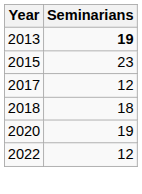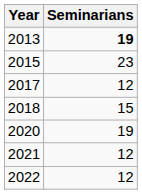(125, 108) 18 -> (125, 108) 15
+ row: (24, 154)
